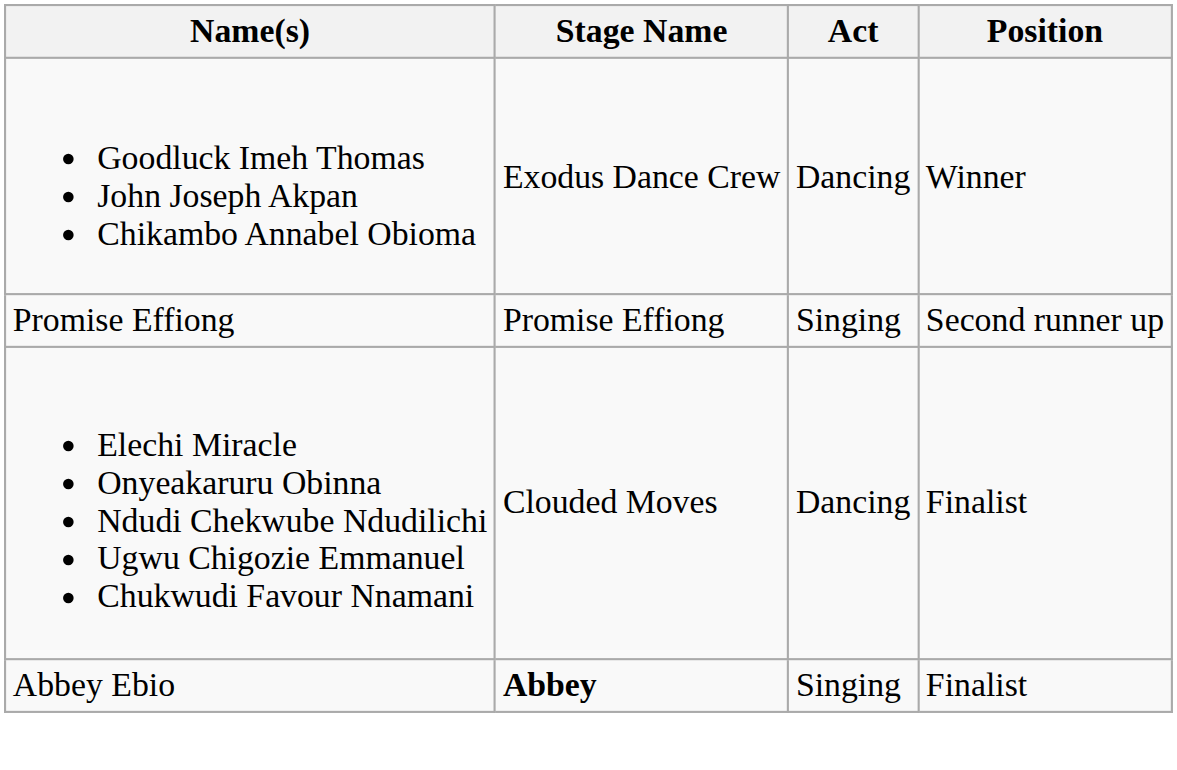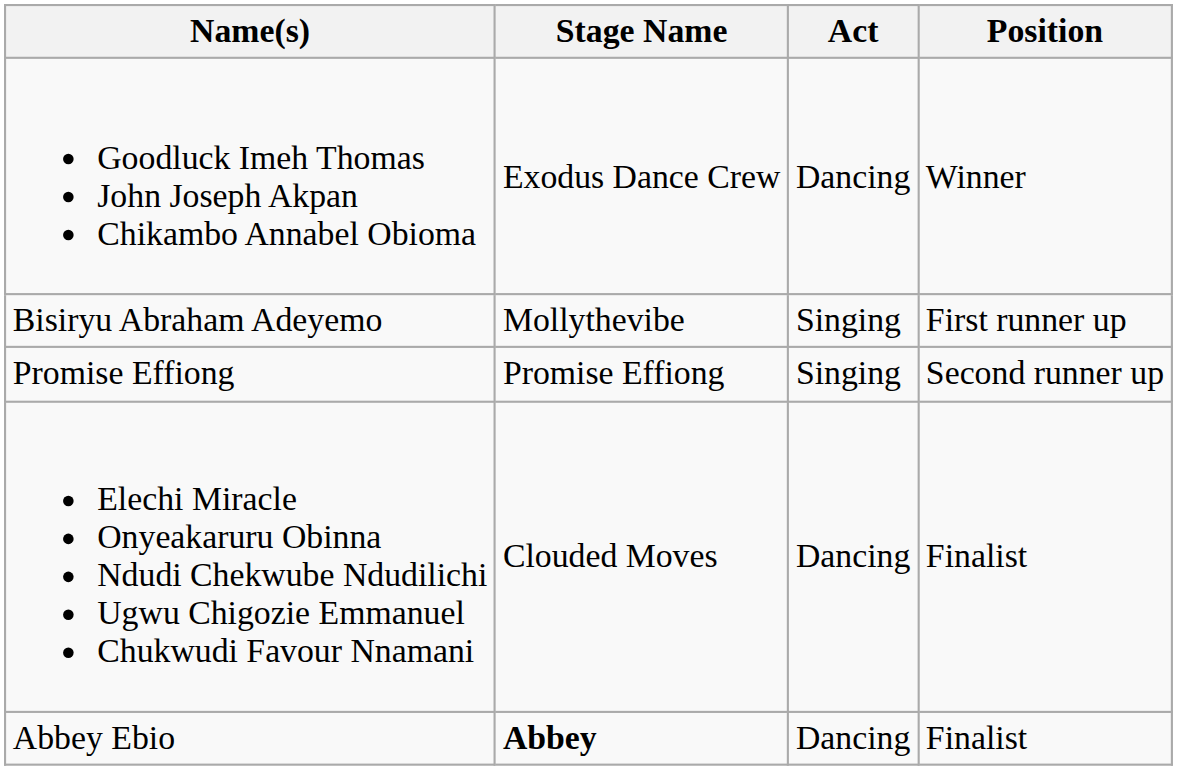+ row: (198, 319)
(848, 684) Singing -> (853, 737) Dancing
